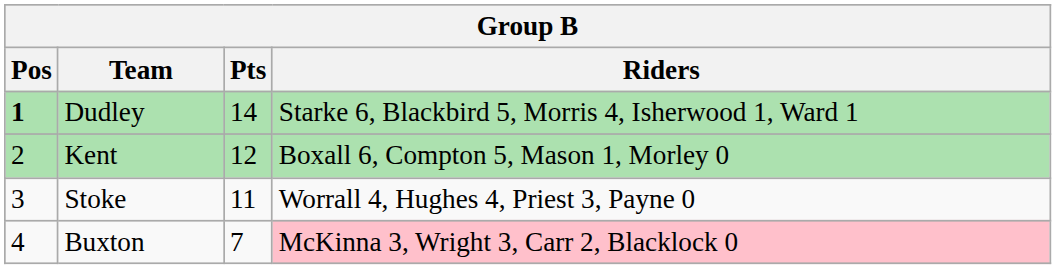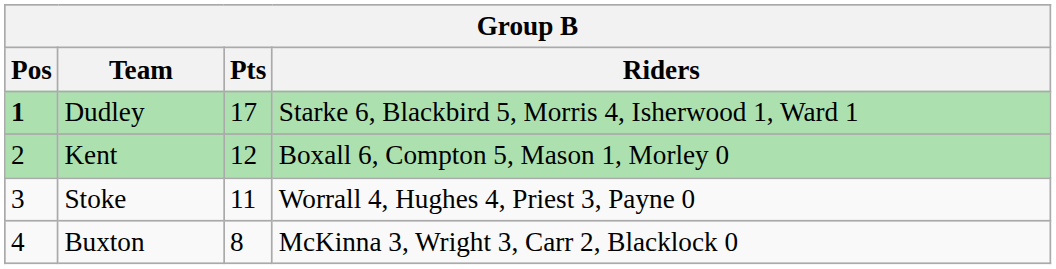(244, 112) 14 -> (244, 112) 17
(237, 241) 7 -> (237, 241) 8
(508, 241) pink background -> (508, 241) no background
